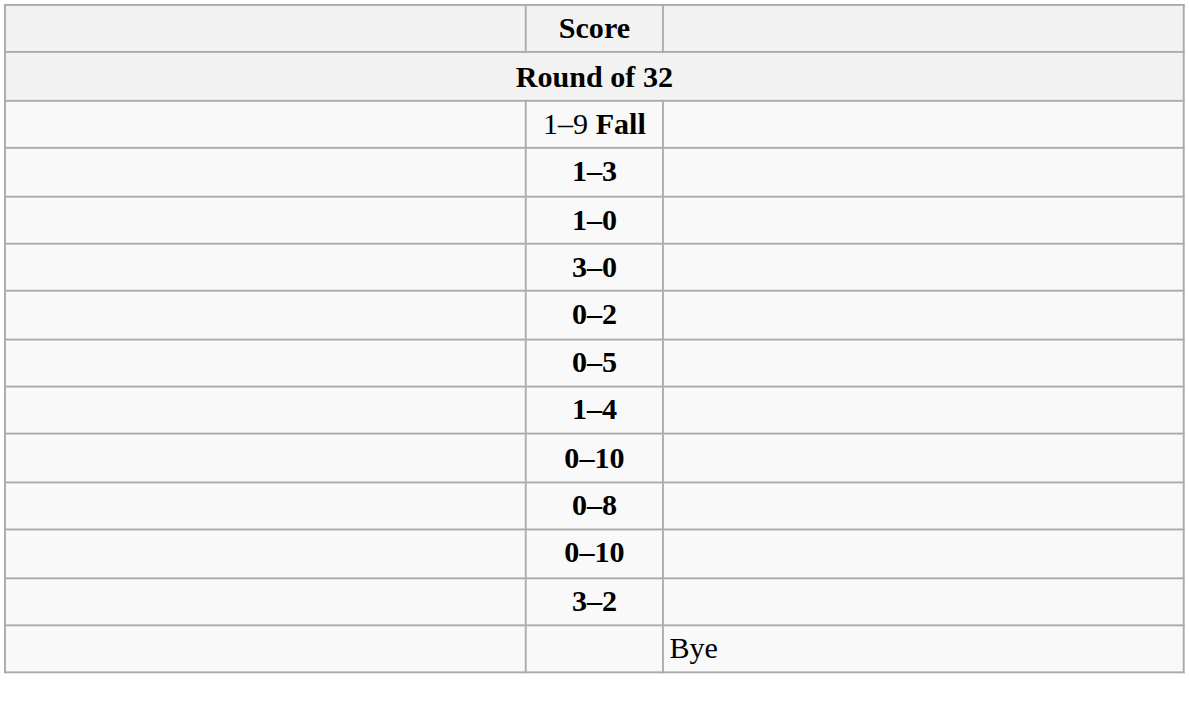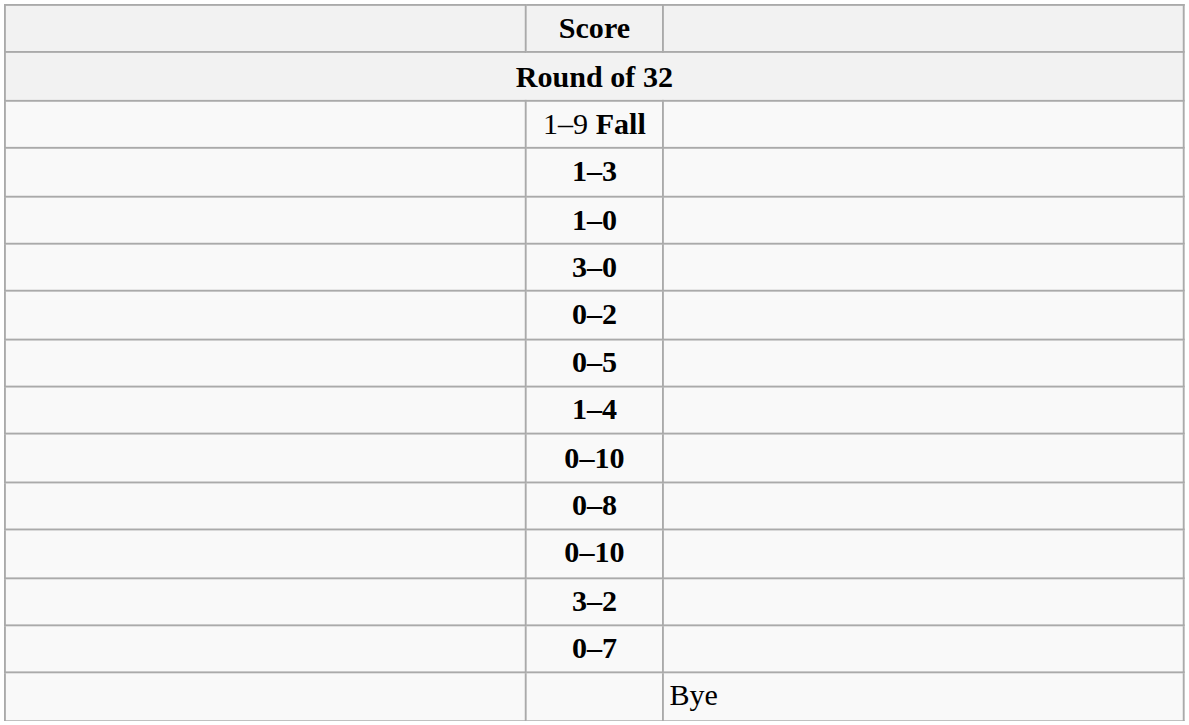+ row: (594, 648)
